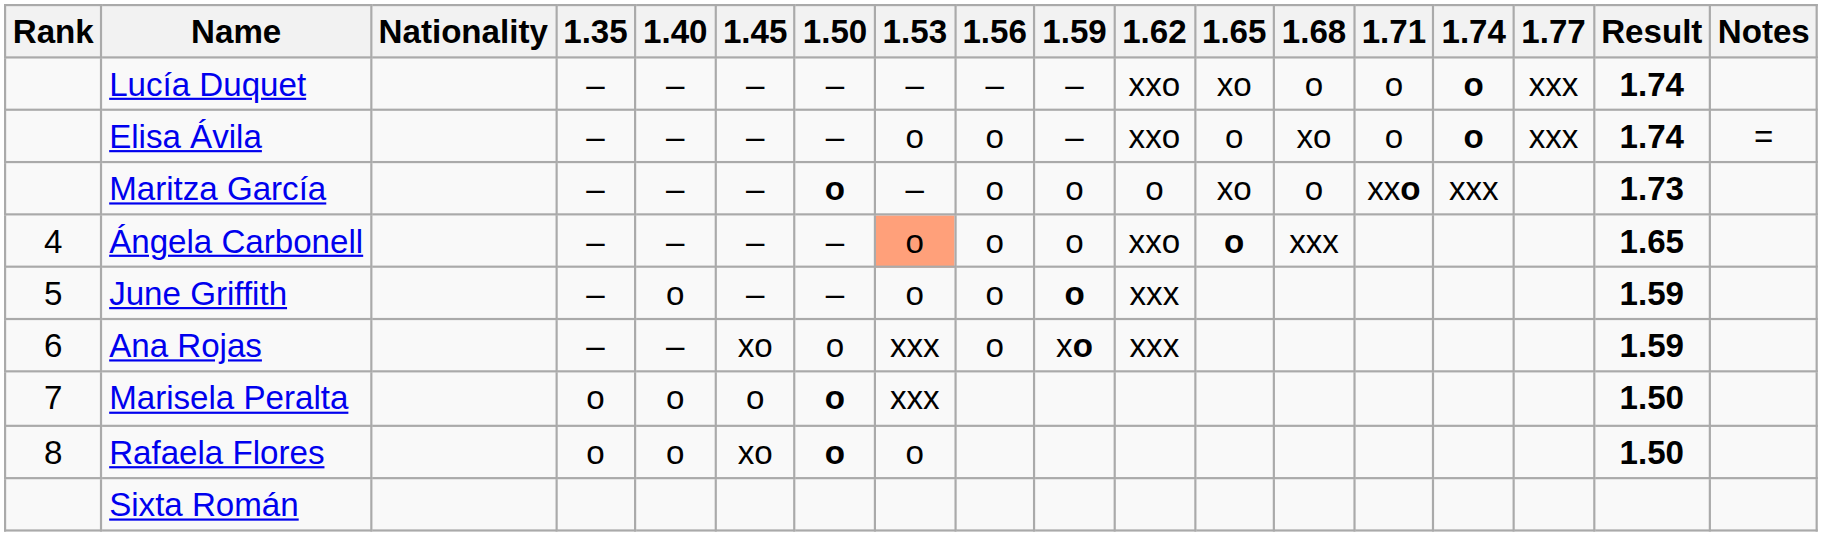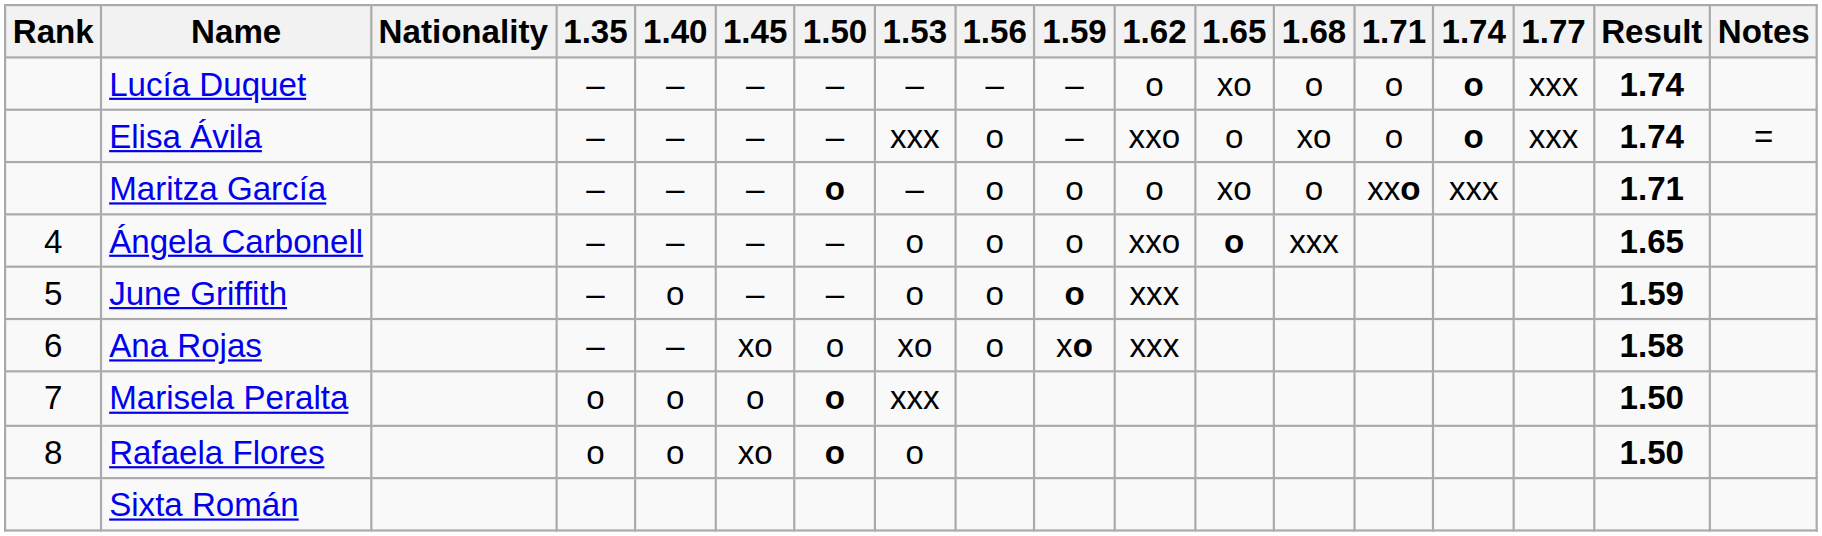(1154, 84) xxo -> (1154, 84) o
(915, 136) o -> (915, 136) xxx
(1652, 189) 1.73 -> (1652, 189) 1.71
(915, 241) lightsalmon background -> (915, 241) no background
(915, 346) xxx -> (915, 346) xo
(1652, 346) 1.59 -> (1652, 346) 1.58
